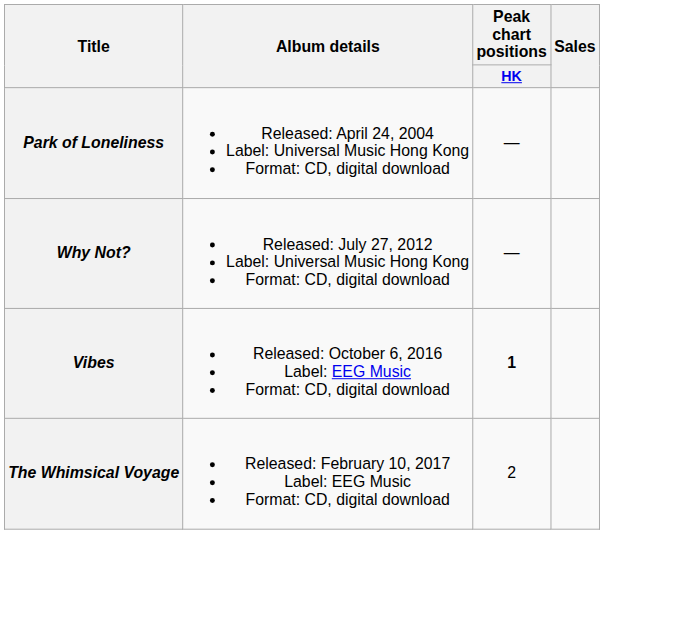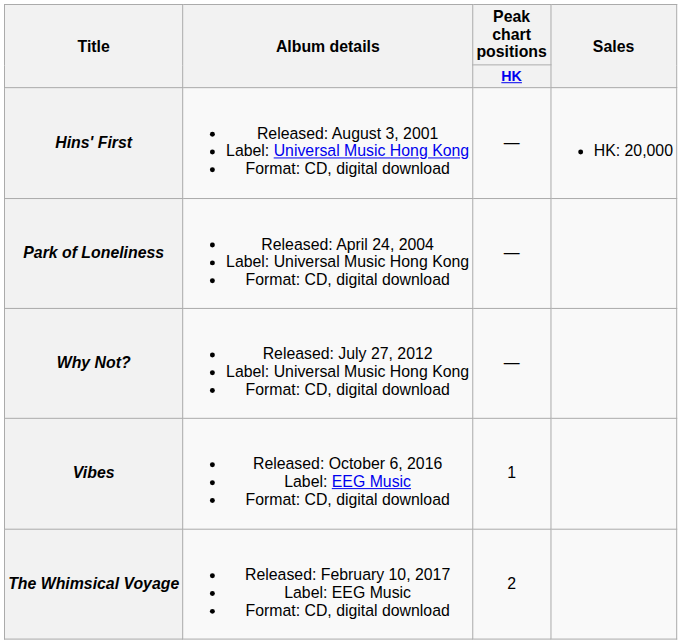+ row: (94, 142)
(512, 363) bold -> (512, 473) normal
